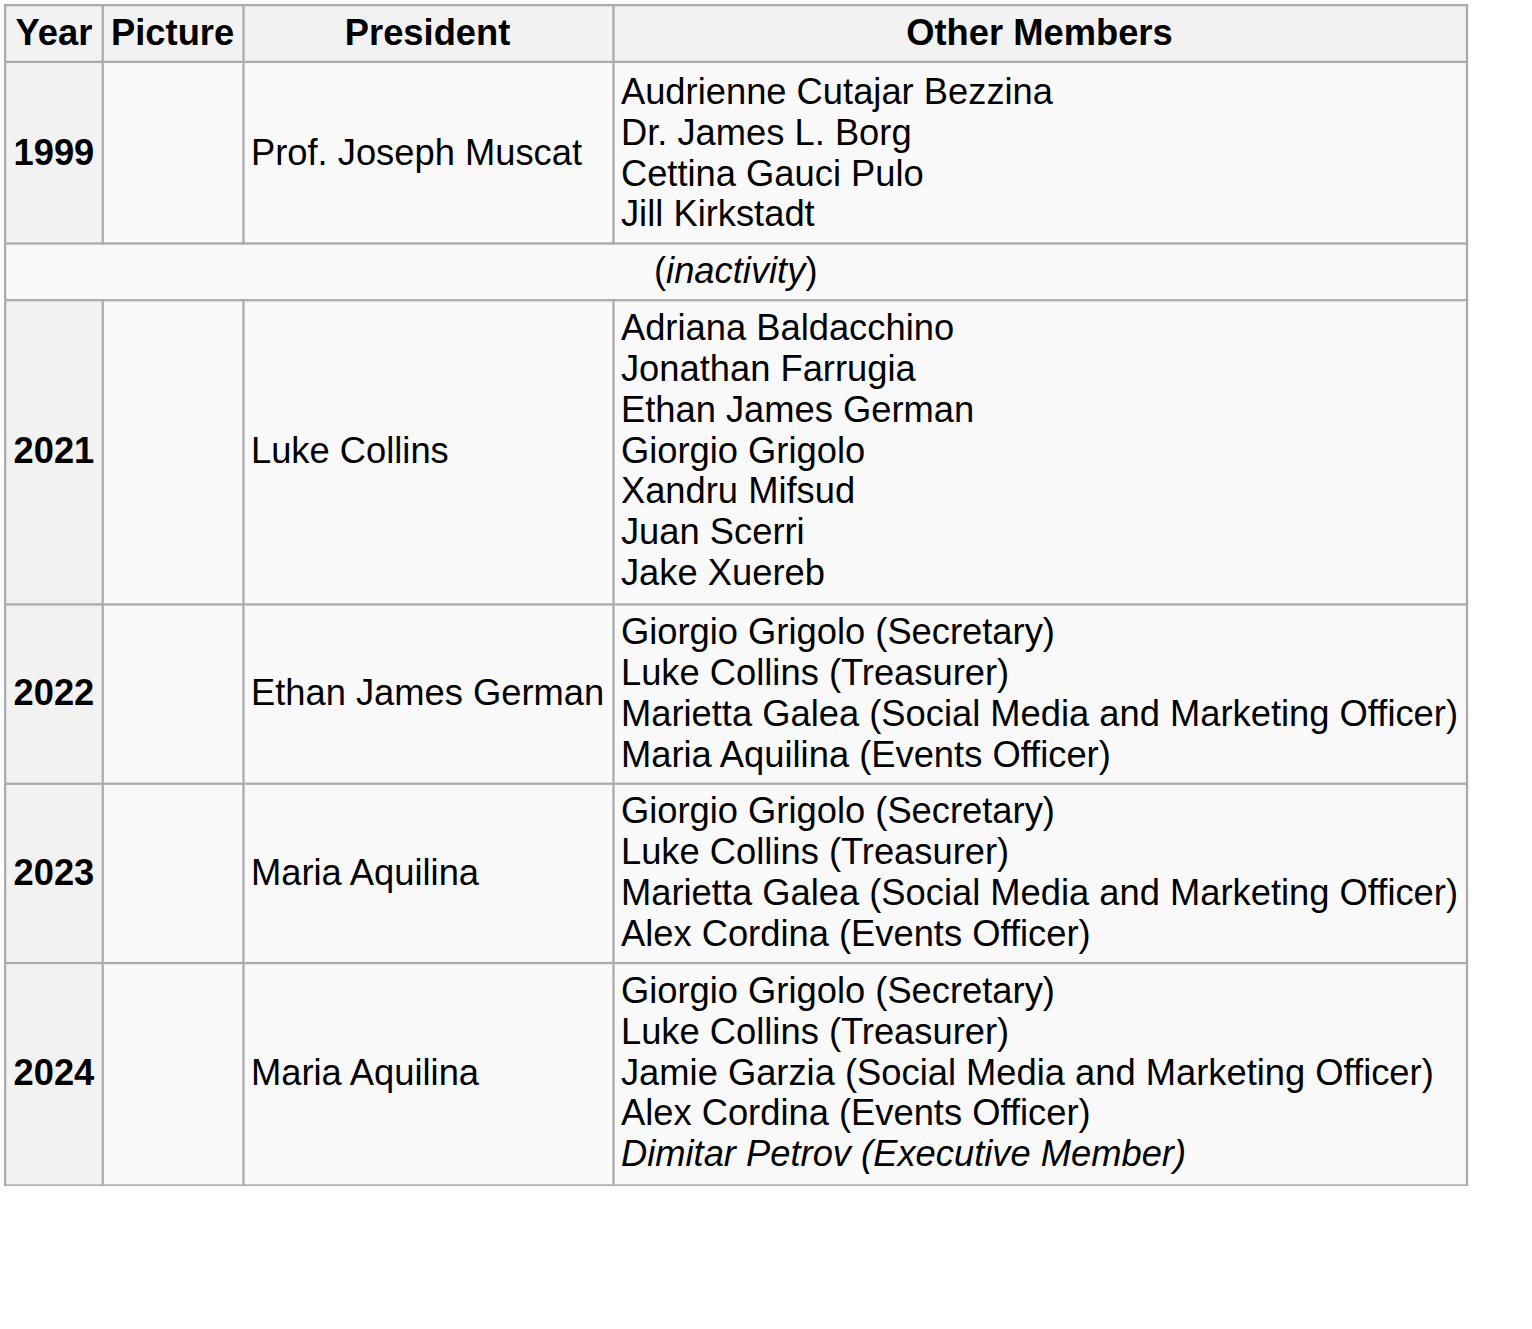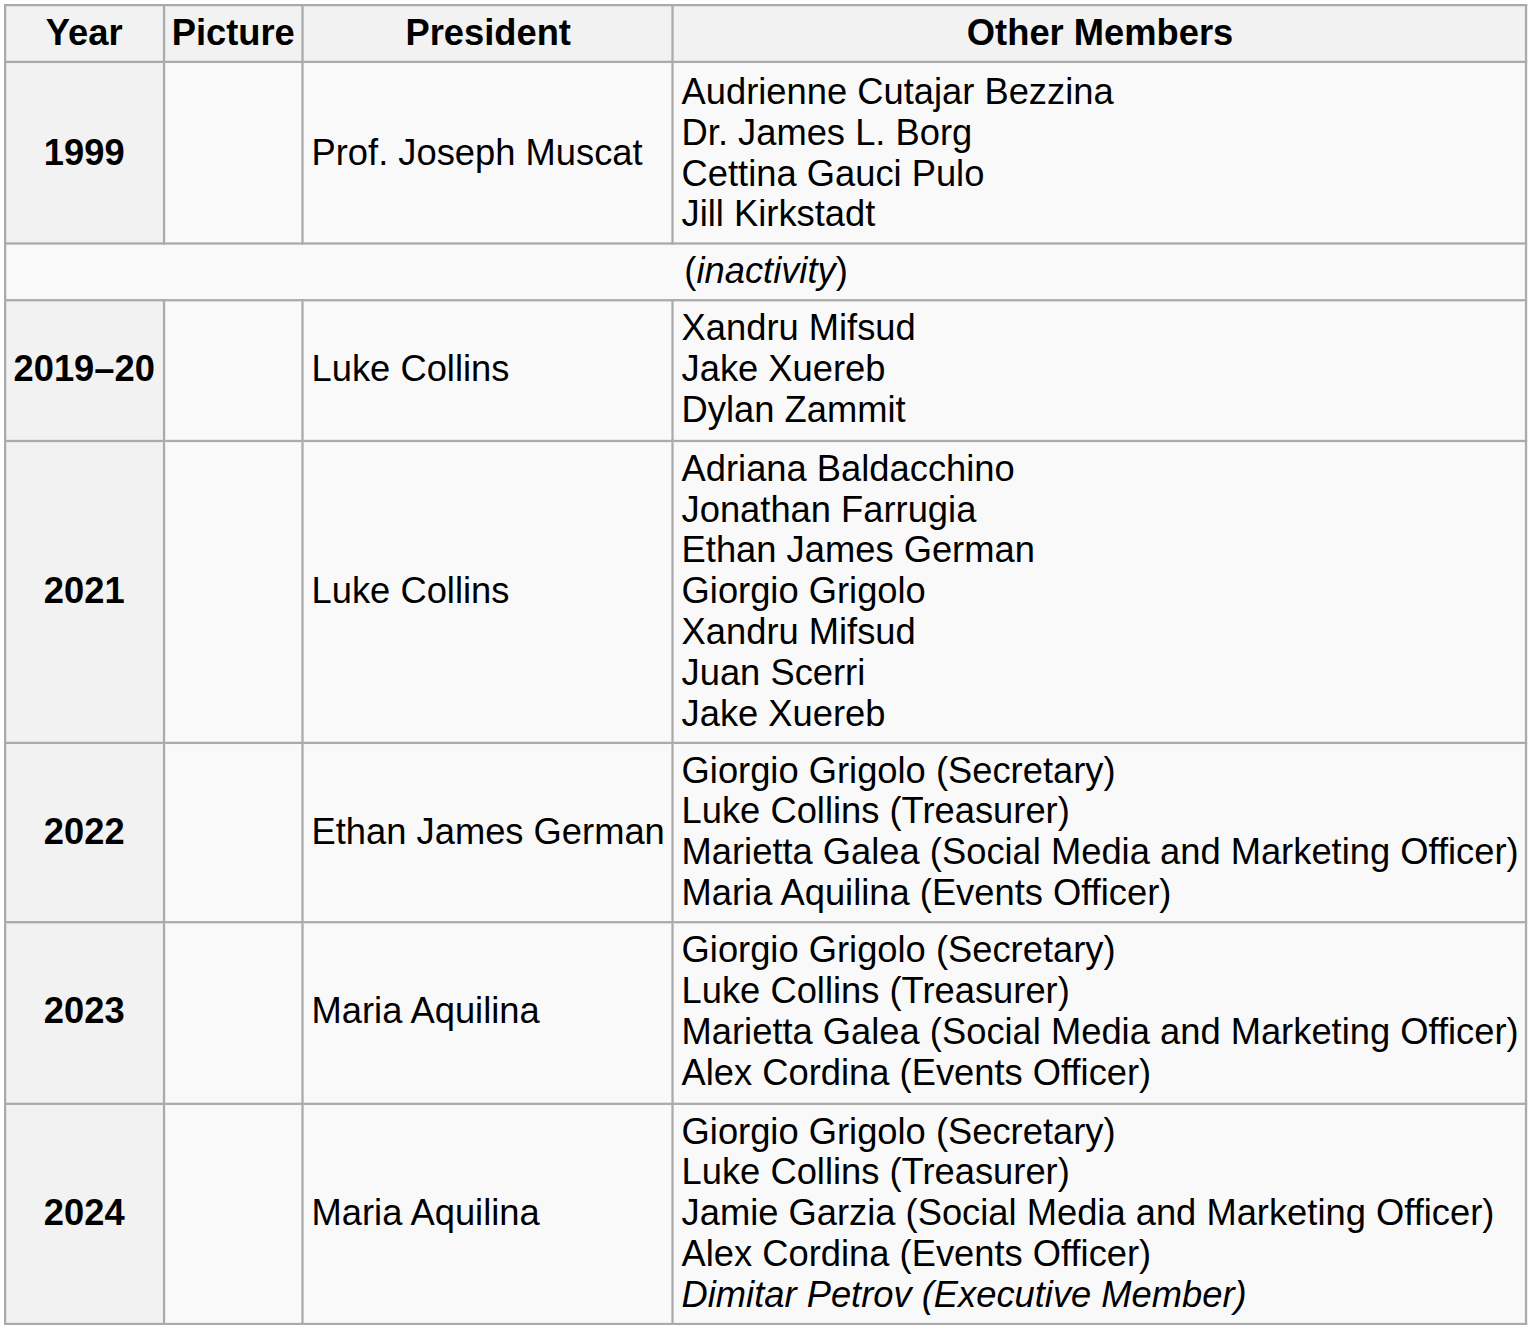+ row: (799, 369)
